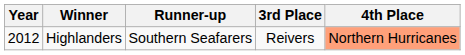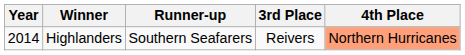(24, 38) 2012 -> (24, 38) 2014
